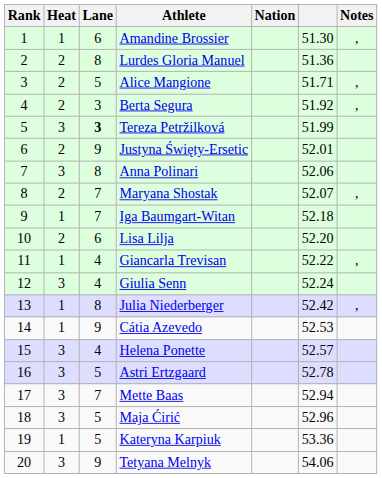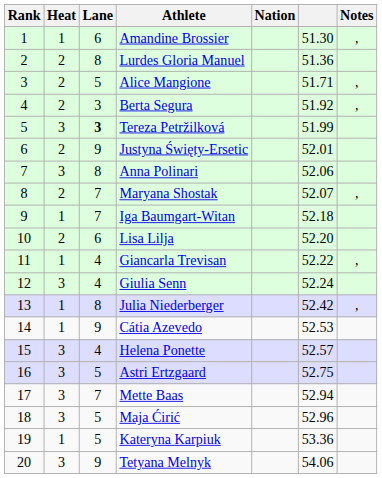(318, 372) 52.78 -> (318, 372) 52.75
